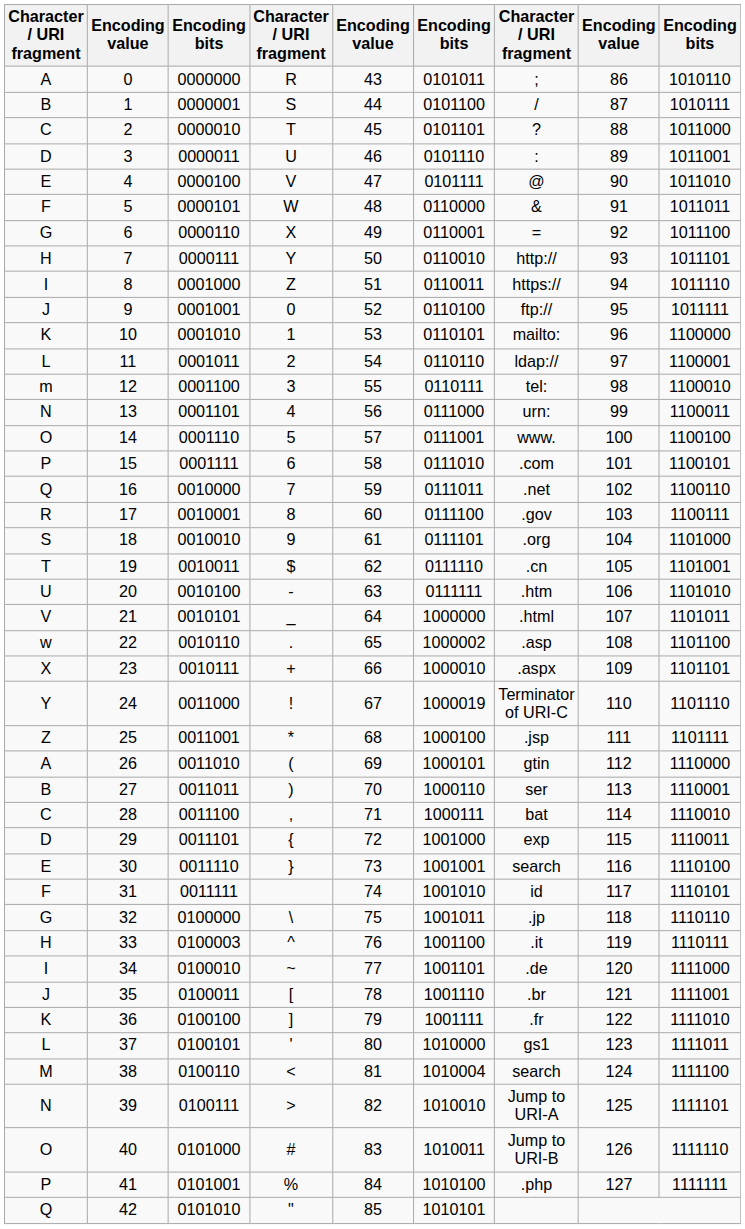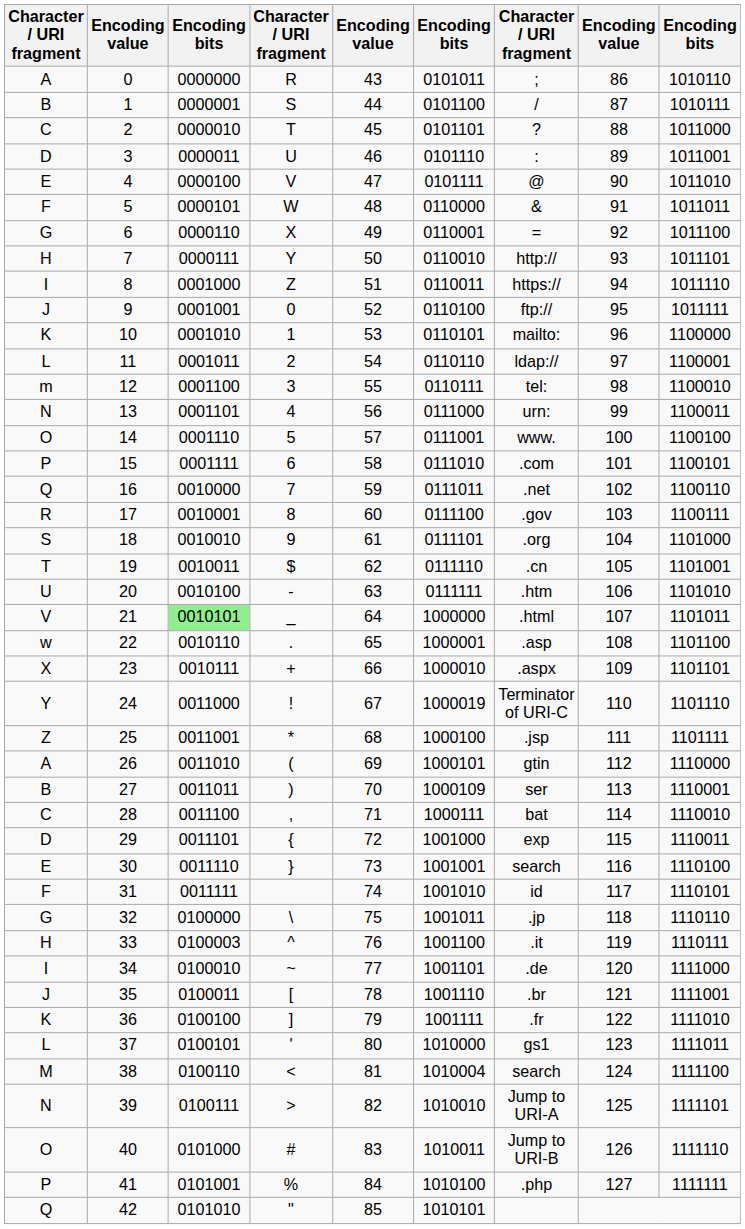(209, 617) no background -> (209, 617) lightgreen background
(454, 643) 1000002 -> (454, 643) 1000001
(454, 789) 1000110 -> (454, 789) 1000109
